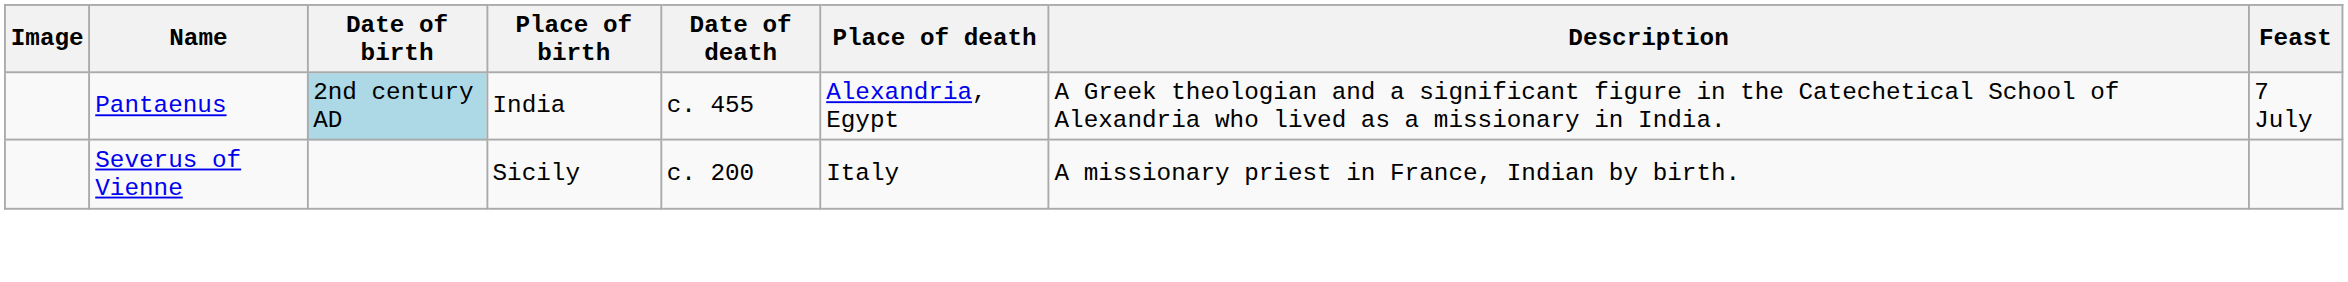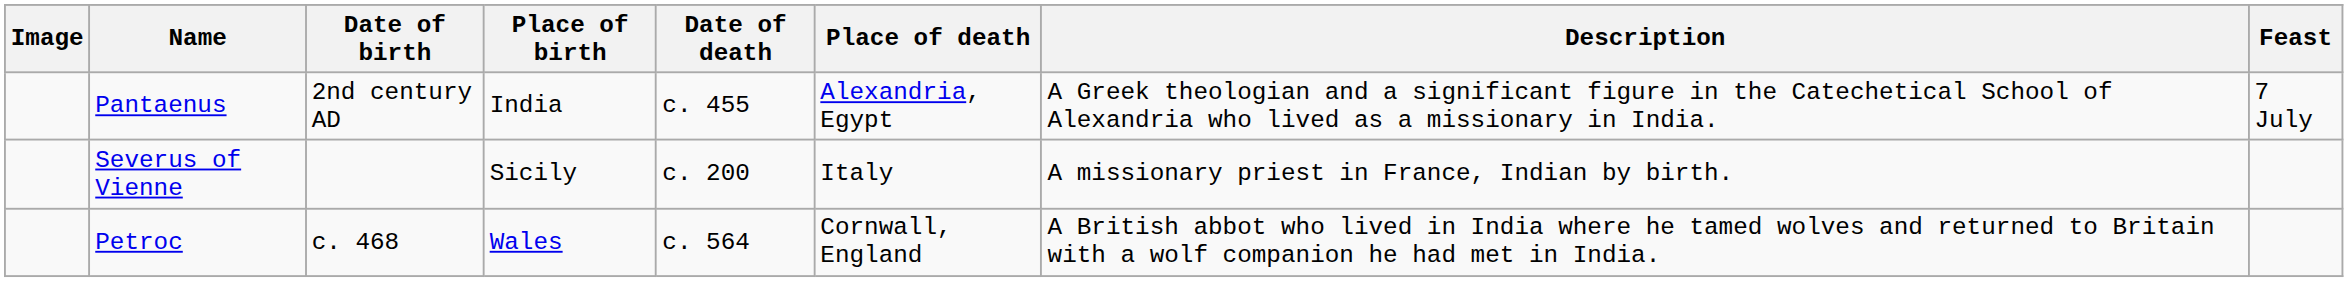(393, 106) lightblue background -> (392, 106) no background
+ row: (139, 242)
